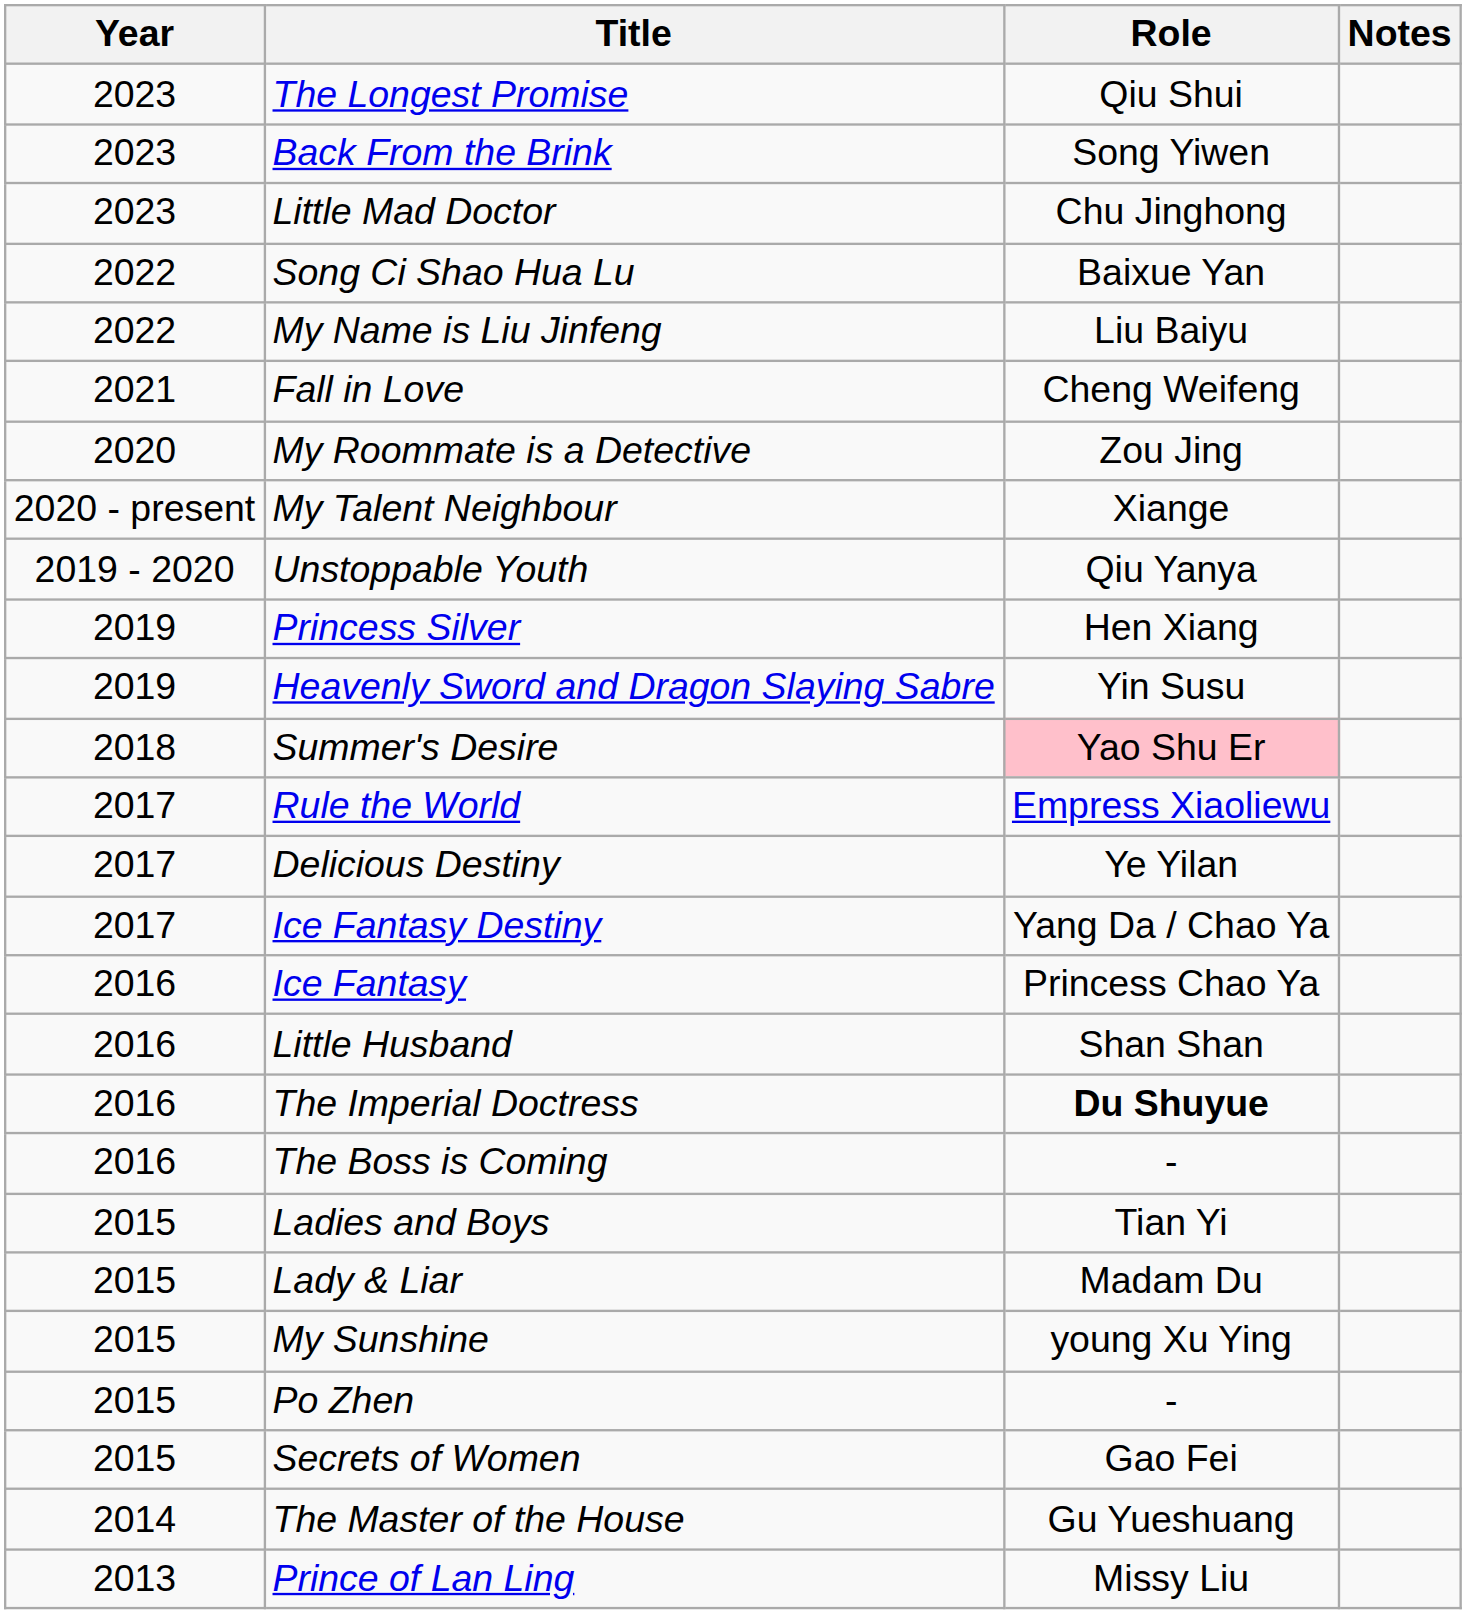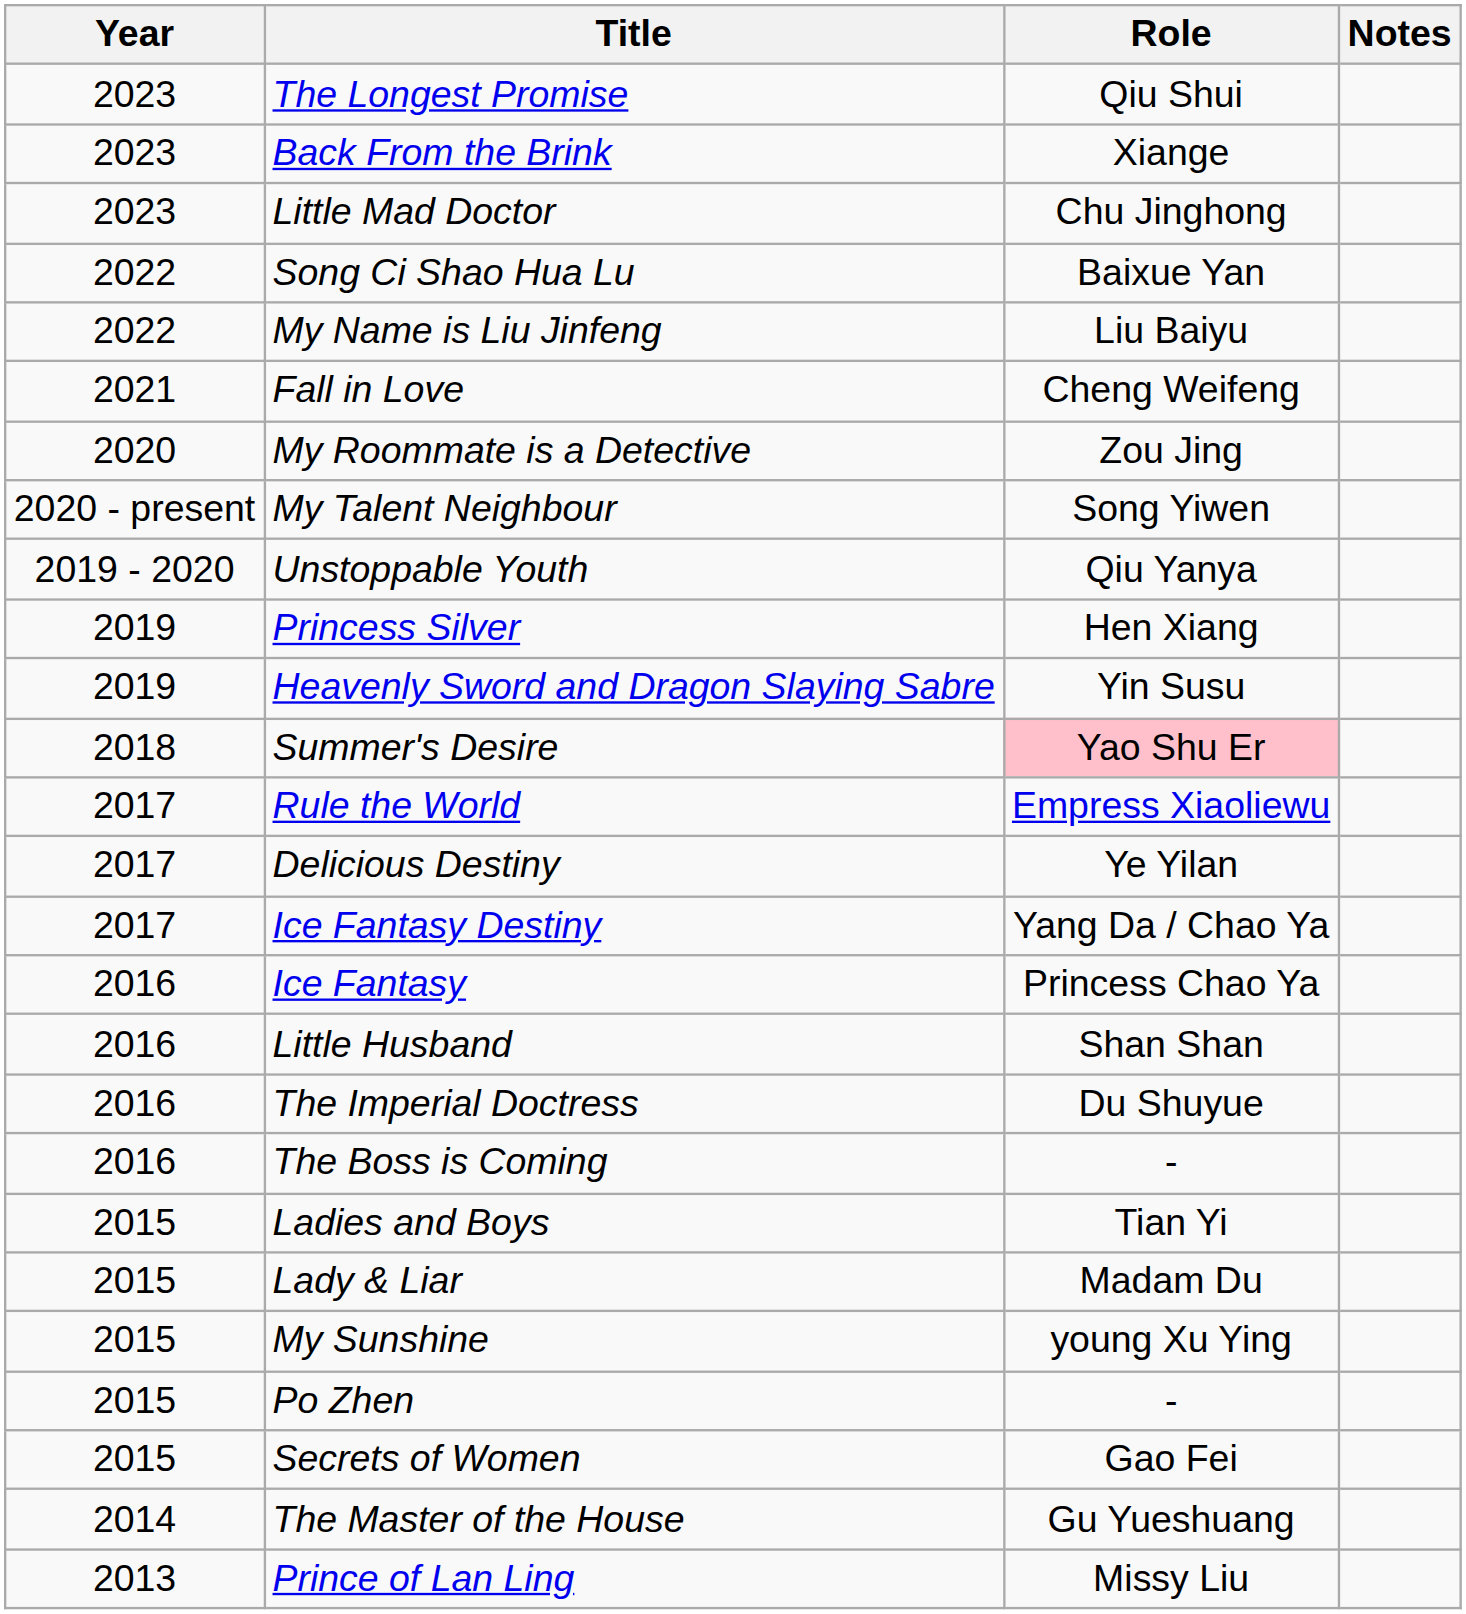(1171, 152) Song Yiwen -> (1171, 152) Xiange
(1171, 509) Xiange -> (1171, 509) Song Yiwen
(1171, 1102) bold -> (1171, 1102) normal
